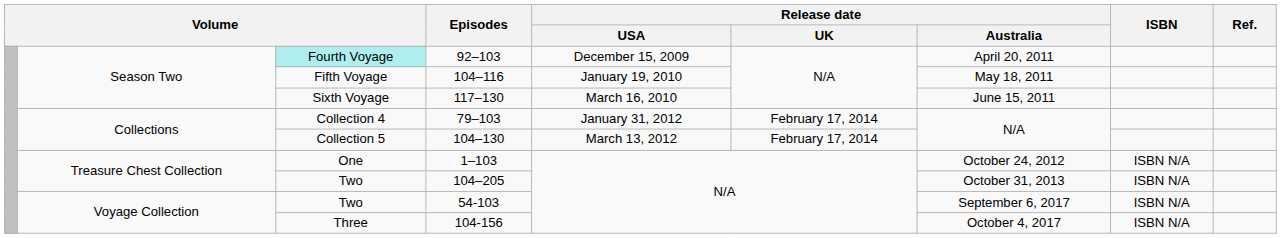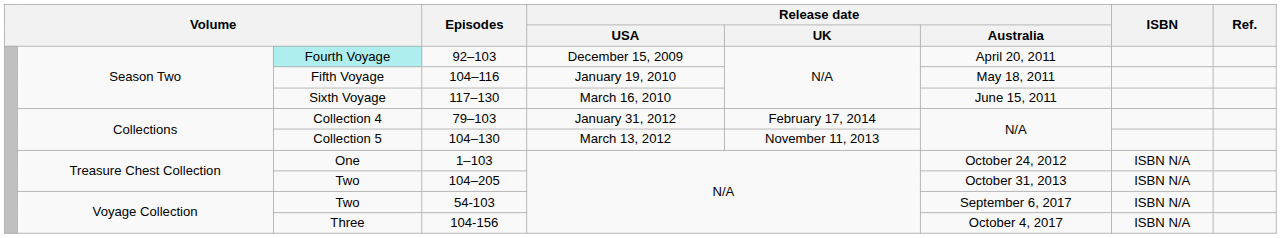(824, 139) February 17, 2014 -> (822, 139) November 11, 2013
